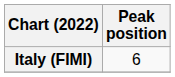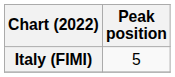(136, 59) 6 -> (136, 59) 5
